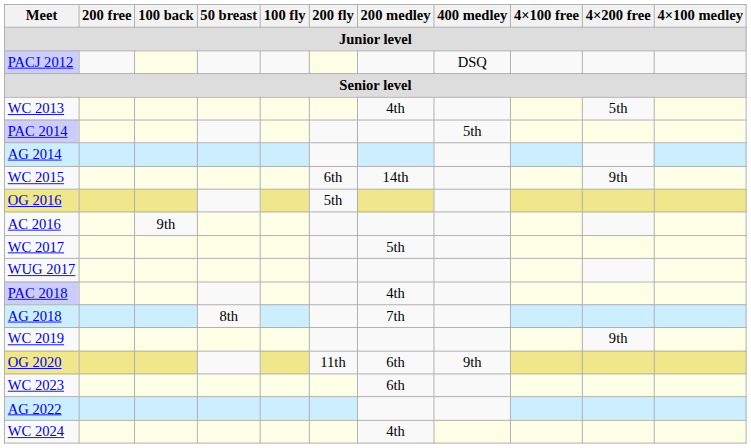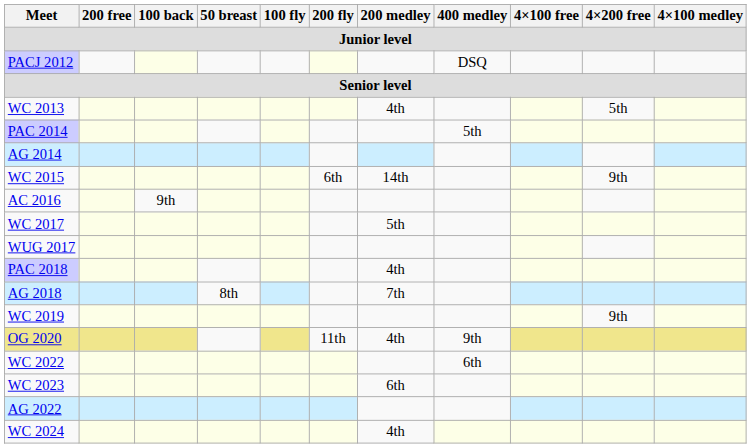- row: (35, 200)
(396, 362) 6th -> (396, 339) 4th
+ row: (36, 362)
